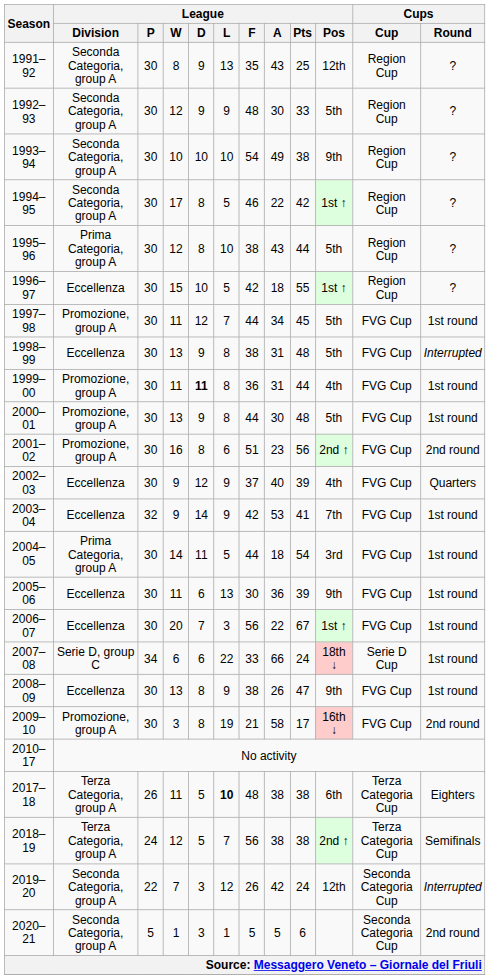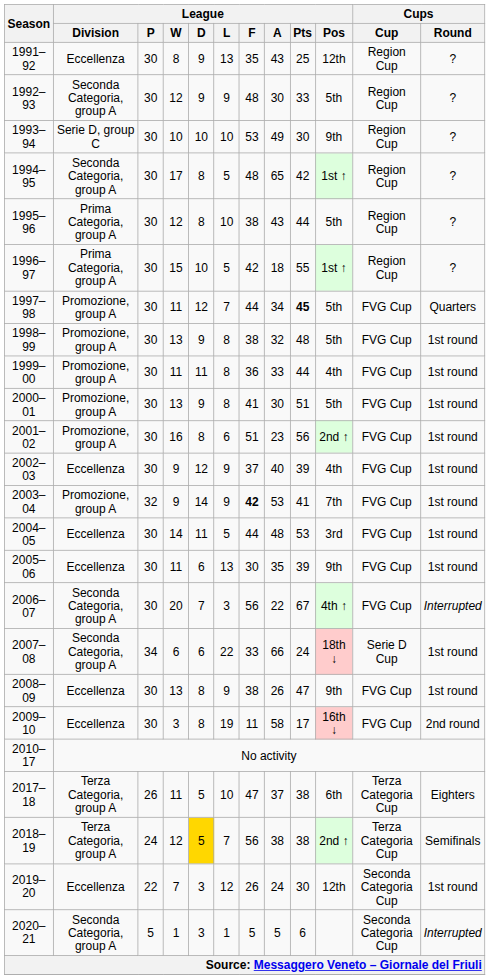(96, 66) Seconda Categoria, group A -> (96, 59) Eccellenza
(96, 157) Seconda Categoria, group A -> (96, 137) Serie D, group C
(252, 157) 54 -> (252, 137) 53
(303, 157) 38 -> (303, 137) 30
(252, 203) 46 -> (252, 176) 48
(277, 203) 22 -> (277, 176) 65
(96, 288) Eccellenza -> (96, 268) Prima Categoria, group A
(303, 321) normal -> (303, 307) bold
(453, 321) 1st round -> (453, 307) Quarters
(96, 353) Eccellenza -> (96, 340) Promozione, group A
(277, 353) 31 -> (277, 340) 32
(453, 353) Interrupted -> (453, 340) 1st round
(201, 385) bold -> (201, 372) normal
(277, 385) 31 -> (277, 372) 33
(252, 418) 44 -> (252, 404) 41
(303, 418) 48 -> (303, 404) 51
(453, 450) 2nd round -> (453, 437) 1st round
(453, 483) Quarters -> (453, 469) 1st round
(96, 515) Eccellenza -> (96, 502) Promozione, group A
(252, 515) normal -> (252, 502) bold
(96, 554) Prima Categoria, group A -> (96, 534) Eccellenza
(277, 554) 18 -> (277, 534) 48
(303, 554) 54 -> (303, 534) 53
(277, 594) 36 -> (277, 567) 35
(96, 626) Eccellenza -> (96, 606) Seconda Categoria, group A
(334, 626) 1st ↑ -> (334, 606) 4th ↑
(453, 626) 1st round -> (453, 606) Interrupted
(96, 658) Serie D, group C -> (96, 652) Seconda Categoria, group A
(96, 723) Promozione, group A -> (96, 723) Eccellenza
(252, 723) 21 -> (252, 723) 11
(227, 795) bold -> (227, 795) normal
(252, 795) 48 -> (252, 795) 47
(277, 795) 38 -> (277, 795) 37
(201, 841) no background -> (201, 841) gold background
(96, 887) Seconda Categoria, group A -> (96, 887) Eccellenza
(277, 887) 42 -> (277, 887) 24
(303, 887) 24 -> (303, 887) 30
(453, 887) Interrupted -> (453, 887) 1st round
(453, 933) 2nd round -> (453, 933) Interrupted
